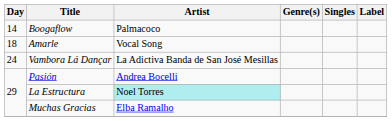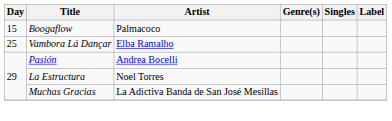(12, 28) 14 -> (12, 28) 15
- row: (43, 44)
(12, 60) 24 -> (12, 44) 25
(197, 60) La Adictiva Banda de San José Mesillas -> (145, 44) Elba Ramalho
(140, 92) paleturquoise background -> (140, 76) no background
(145, 108) Elba Ramalho -> (197, 92) La Adictiva Banda de San José Mesillas
